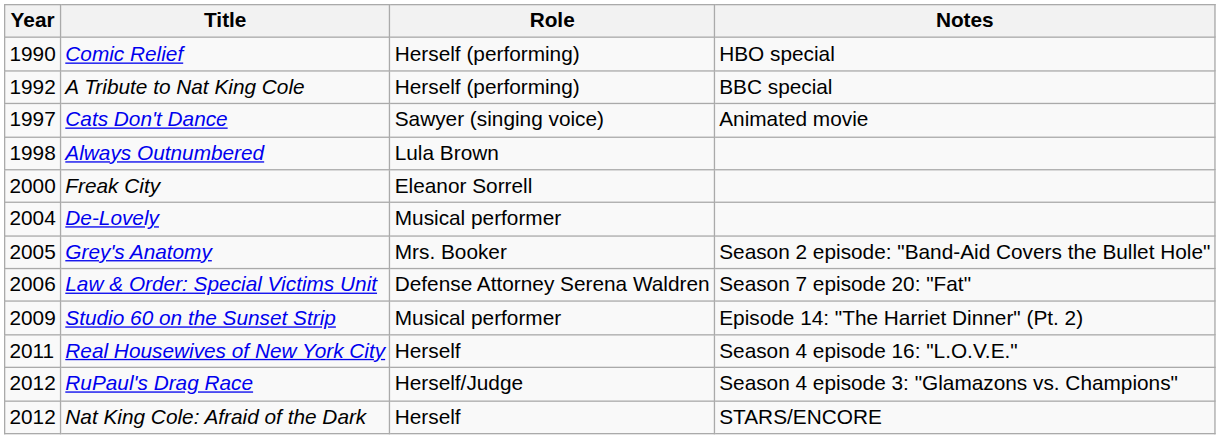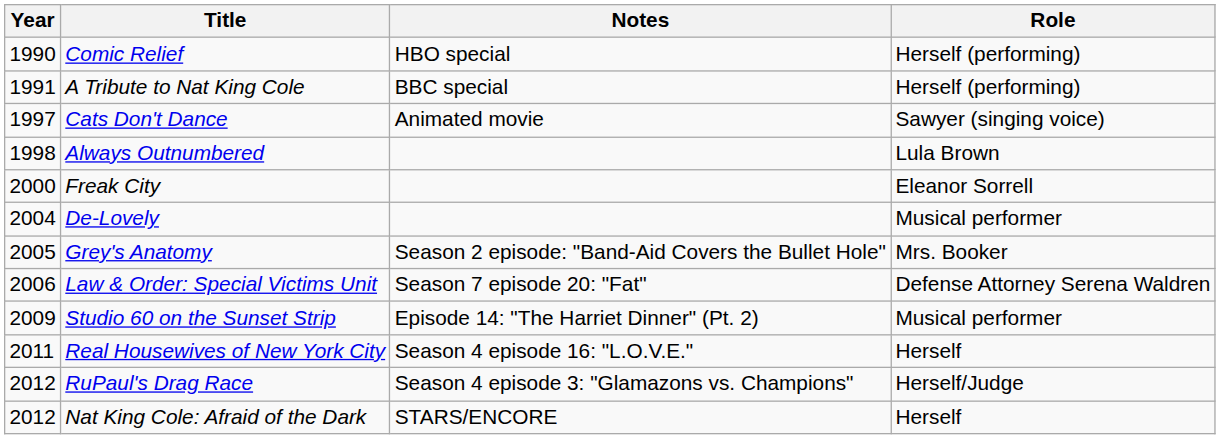columns swapped: (552, 20) <-> (965, 20)
(33, 86) 1992 -> (33, 86) 1991
